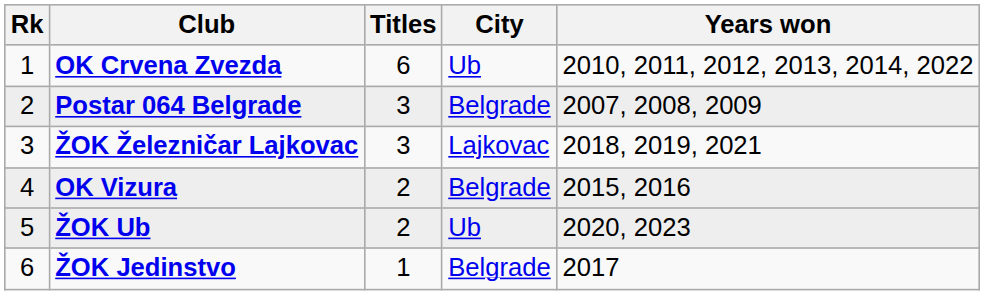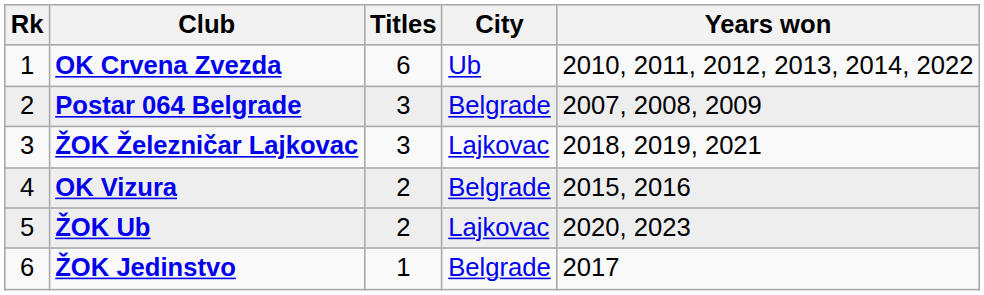(465, 227) Ub -> (499, 227) Lajkovac
